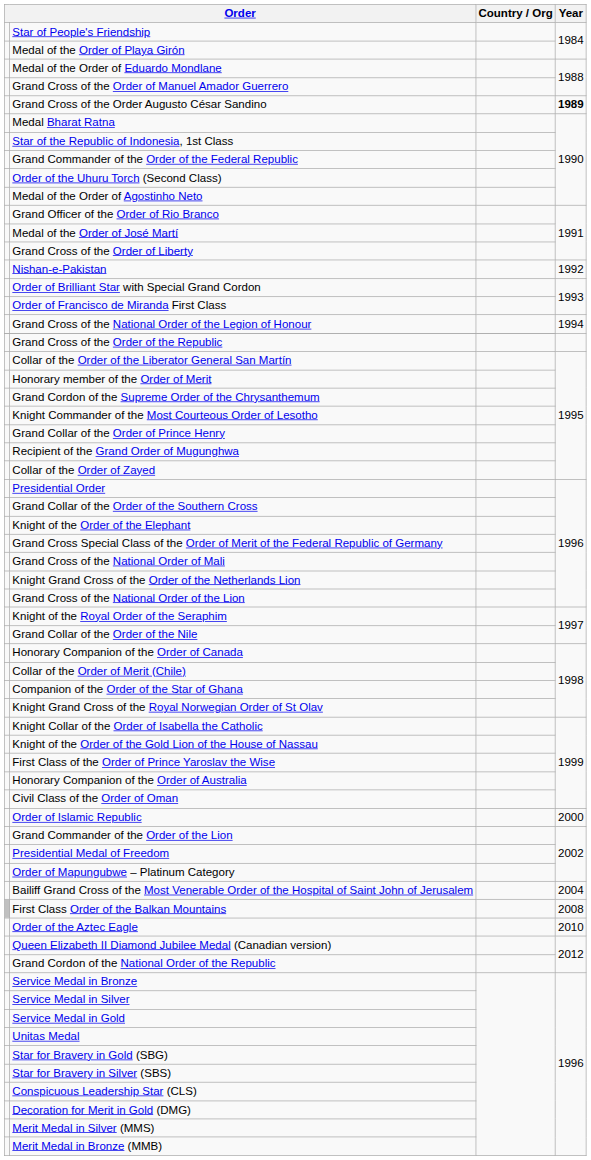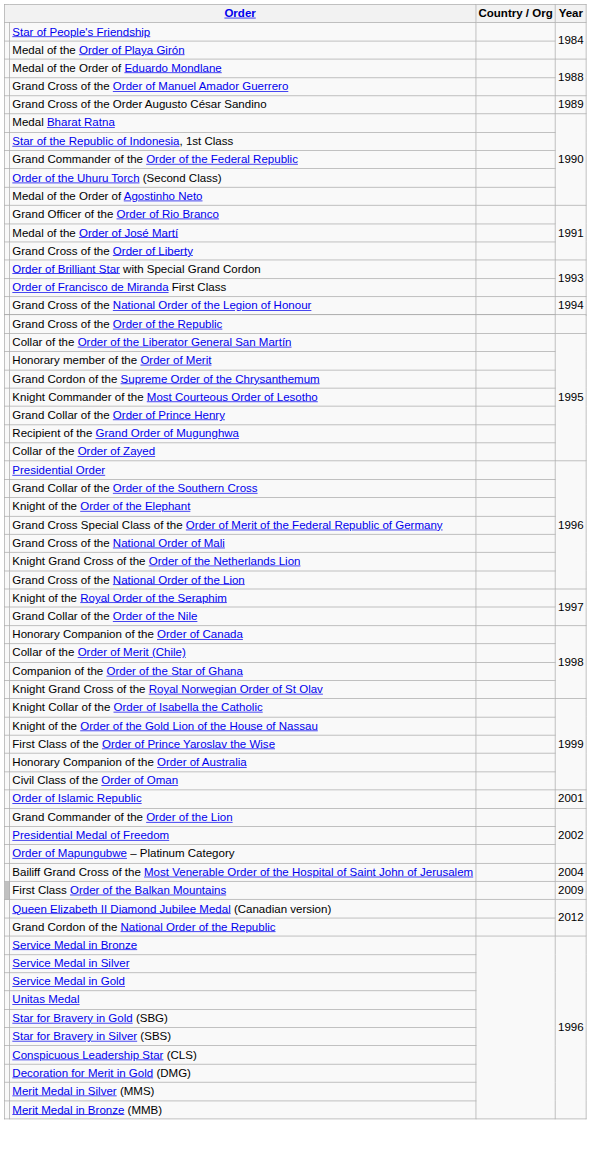(571, 104) bold -> (571, 104) normal
- row: (59, 269)
(571, 817) 2000 -> (571, 799) 2001
(571, 908) 2008 -> (571, 890) 2009
- row: (75, 927)
